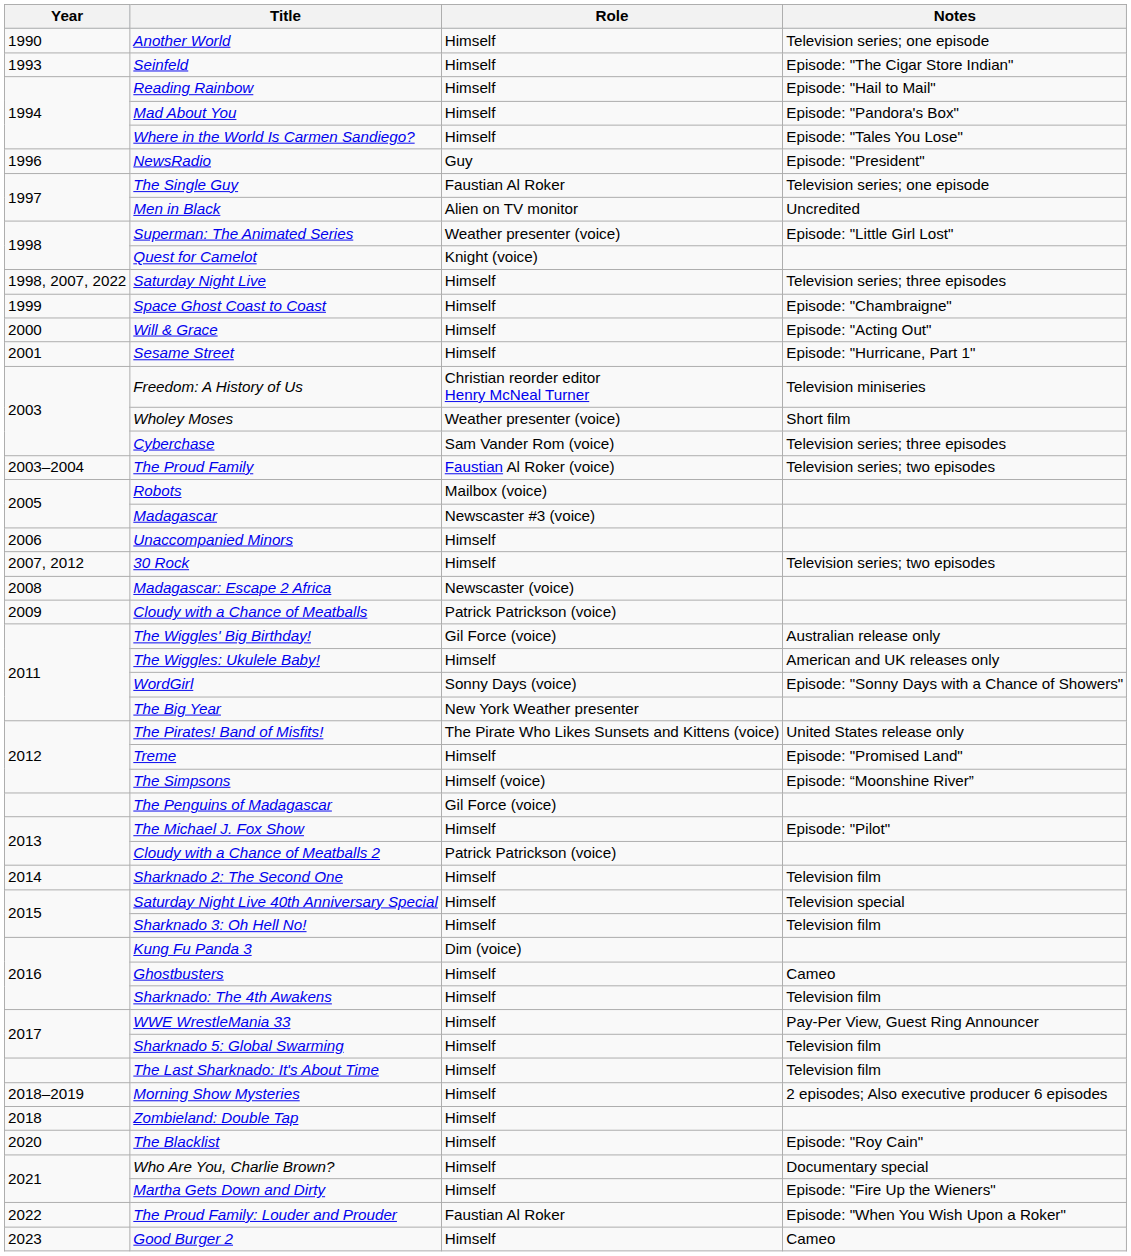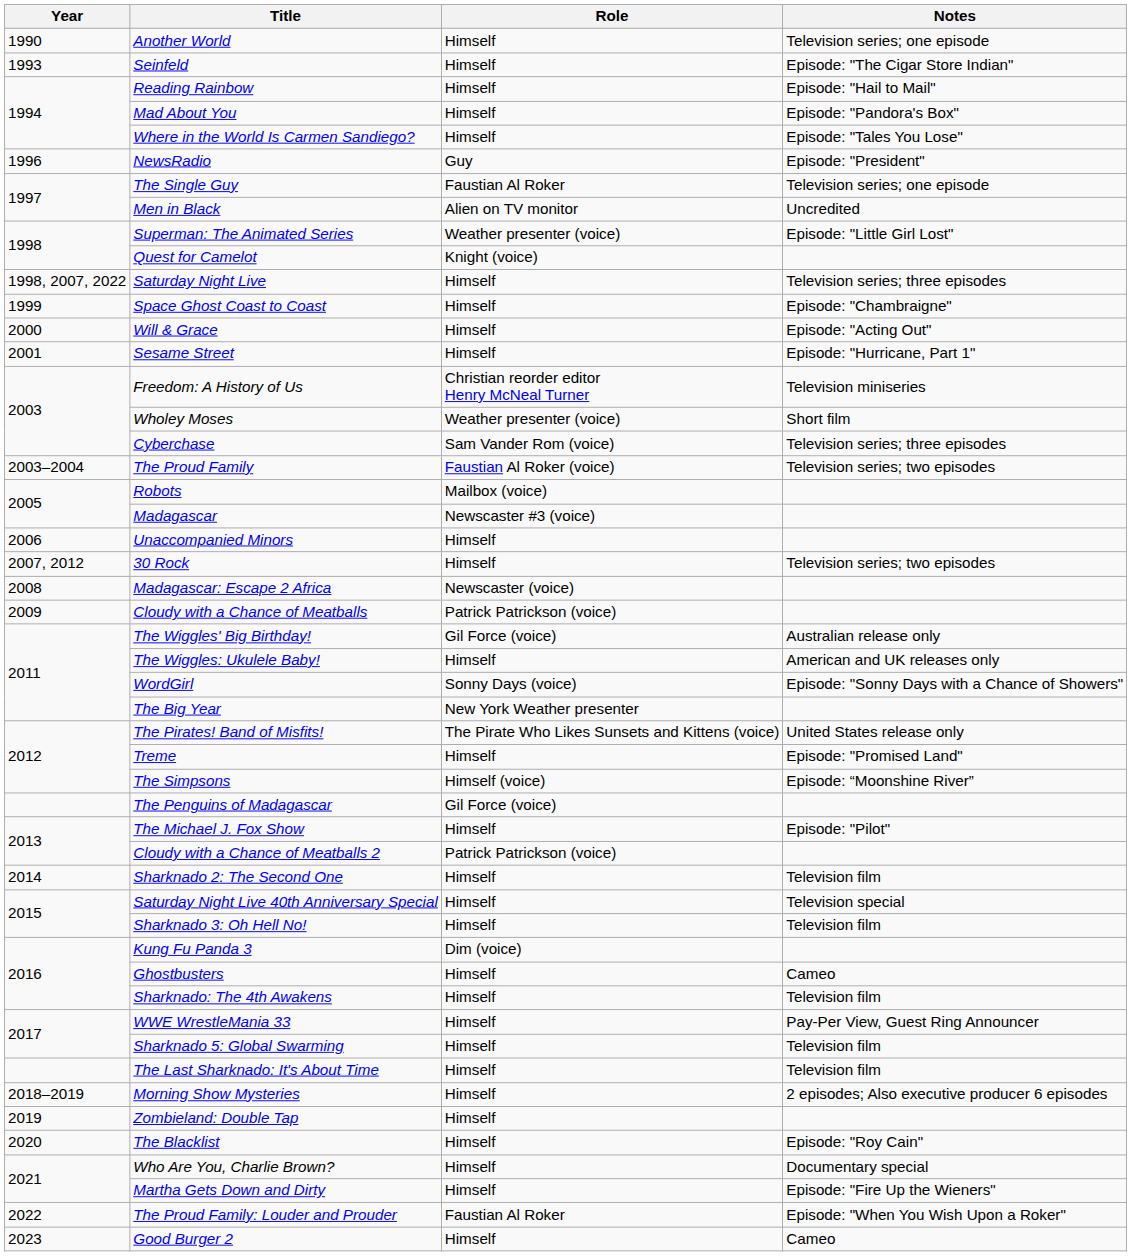(25, 1118) 2018 -> (25, 1118) 2019
